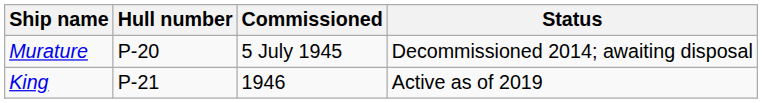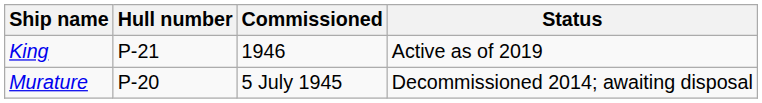rows swapped: (49, 51) <-> (29, 82)
